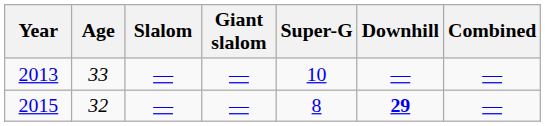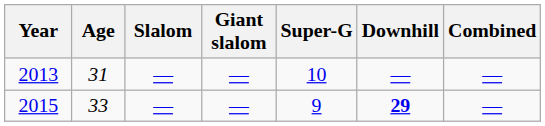(98, 74) 33 -> (98, 74) 31
(98, 105) 32 -> (98, 105) 33
(317, 105) 8 -> (317, 105) 9
